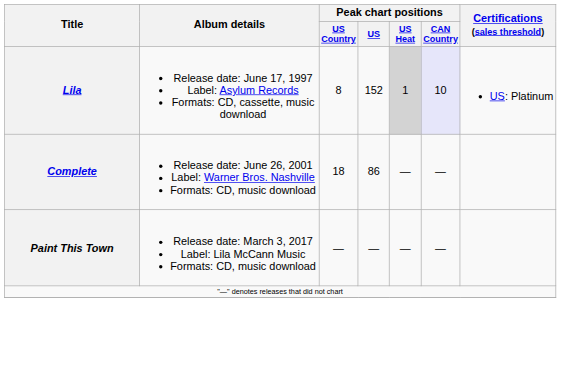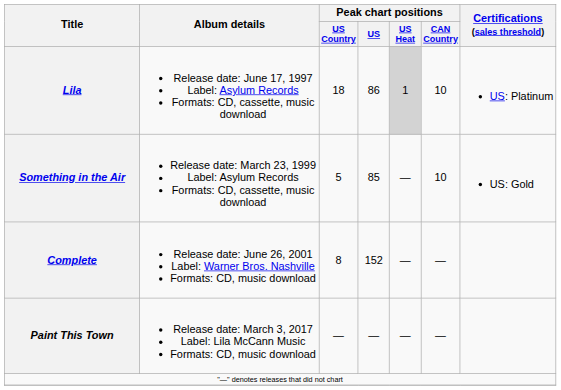(339, 90) 8 -> (339, 90) 18
(374, 90) 152 -> (374, 90) 86
(441, 90) lavender background -> (441, 90) no background
+ row: (72, 178)
(339, 172) 18 -> (339, 260) 8
(374, 172) 86 -> (374, 260) 152
